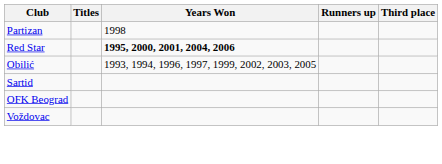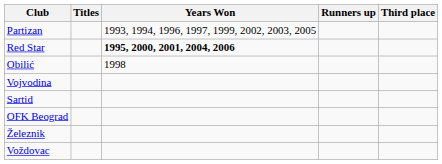(115, 30) 1998 -> (210, 30) 1993, 1994, 1996, 1997, 1999, 2002, 2003, 2005
(210, 64) 1993, 1994, 1996, 1997, 1999, 2002, 2003, 2005 -> (115, 64) 1998
+ row: (29, 82)
+ row: (26, 133)
